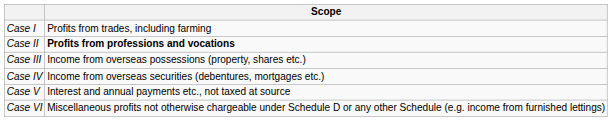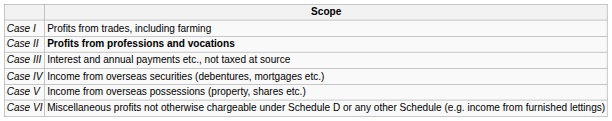(176, 60) Income from overseas possessions (property, shares etc.) -> (169, 60) Interest and annual payments etc., not taxed at source
(169, 92) Interest and annual payments etc., not taxed at source -> (176, 92) Income from overseas possessions (property, shares etc.)
